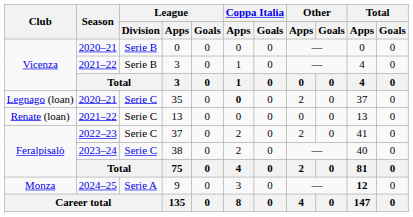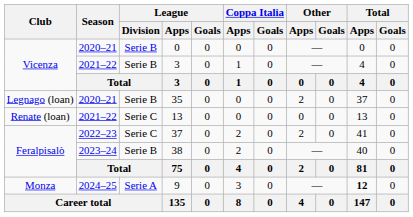(141, 99) Serie C -> (141, 99) Serie B
(238, 99) bold -> (238, 99) normal
(141, 151) Serie C -> (141, 151) Serie B
